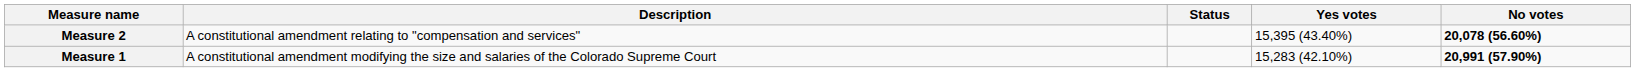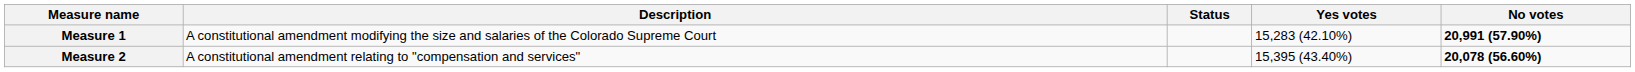rows swapped: (94, 56) <-> (94, 35)
